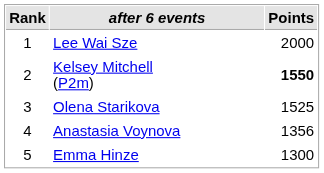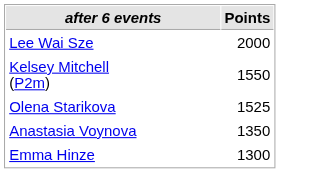- column: (28, 18)
(297, 75) bold -> (254, 75) normal
(297, 131) 1356 -> (254, 131) 1350
